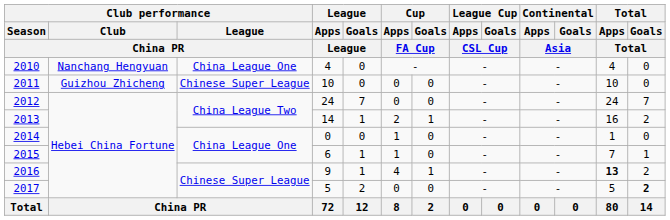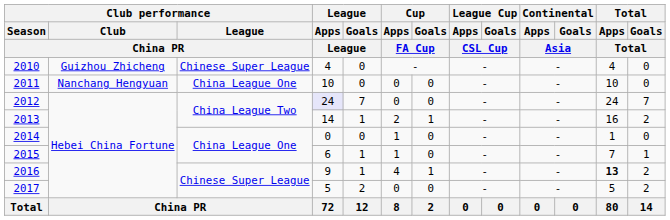(113, 66) Nanchang Hengyuan -> (113, 66) Guizhou Zhicheng
(245, 66) China League One -> (245, 66) Chinese Super League
(113, 84) Guizhou Zhicheng -> (113, 84) Nanchang Hengyuan
(245, 84) Chinese Super League -> (245, 84) China League One
(328, 101) no background -> (328, 101) lavender background
(646, 189) bold -> (646, 189) normal
